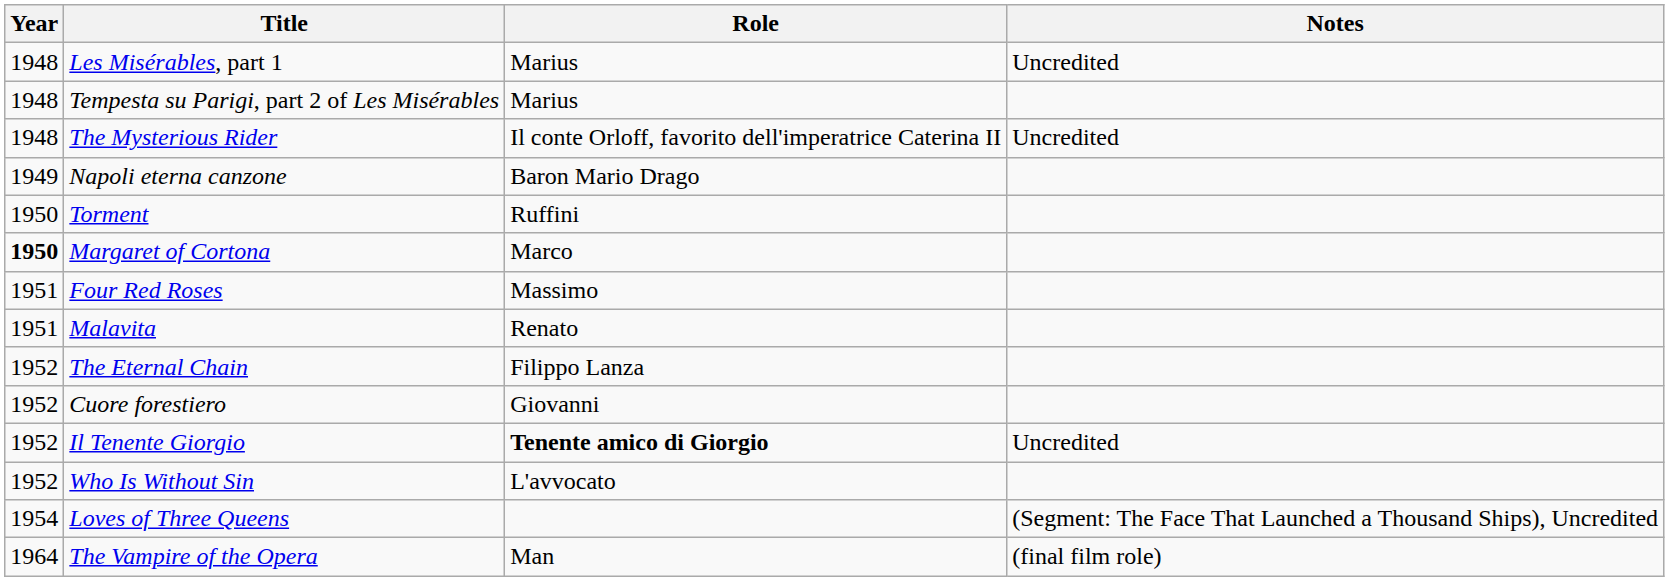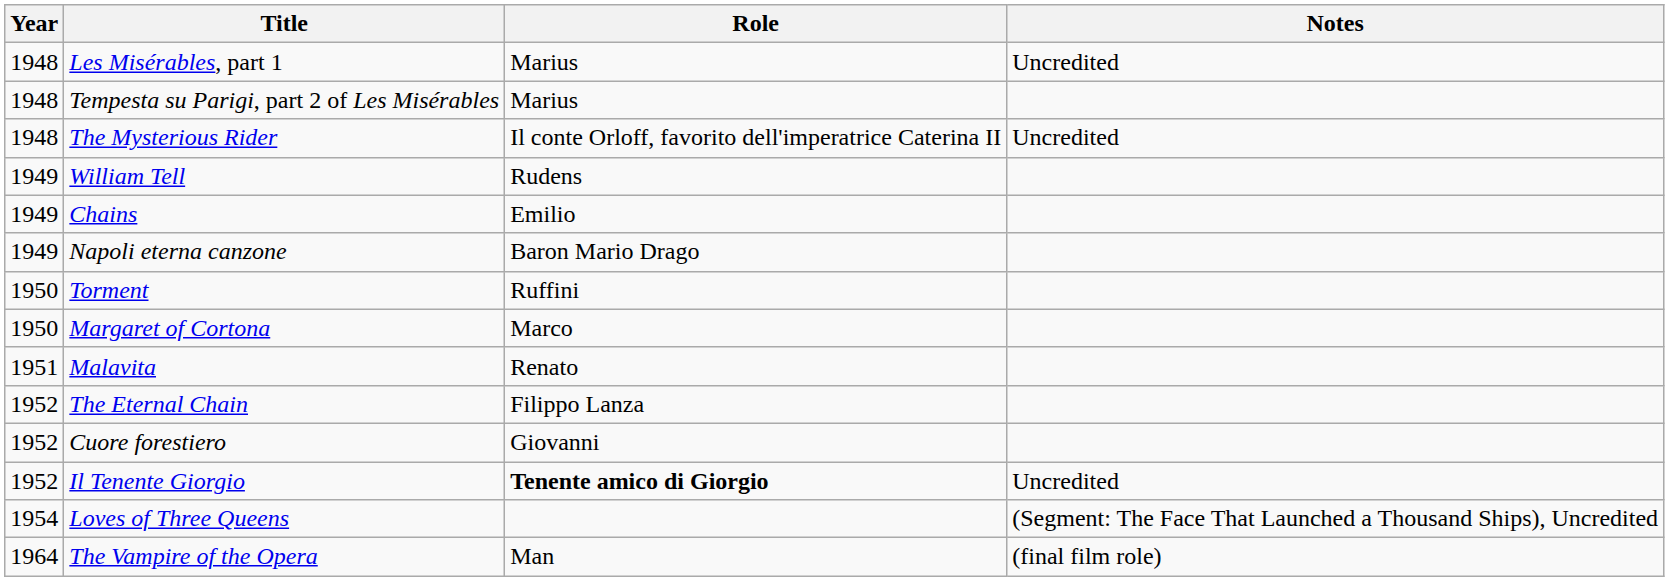+ row: (127, 175)
+ row: (103, 213)
(34, 251) bold -> (34, 328) normal
- row: (146, 289)
- row: (162, 480)
